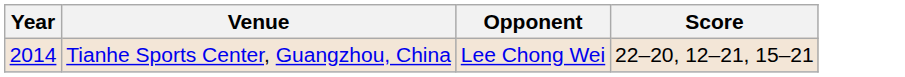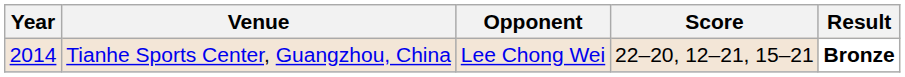+ column: (859, 22)
